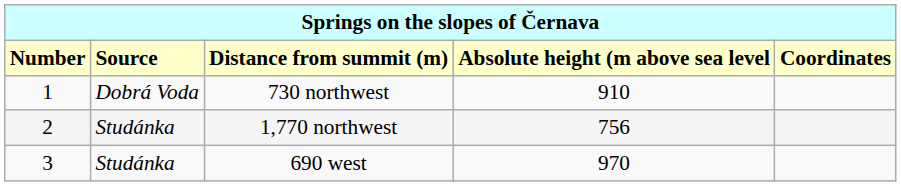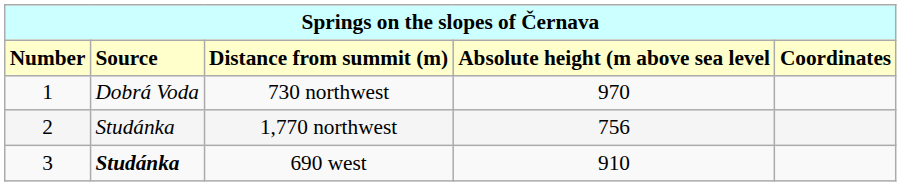(614, 92) 910 -> (614, 92) 970
(135, 163) normal -> (137, 163) bold
(614, 163) 970 -> (614, 163) 910
